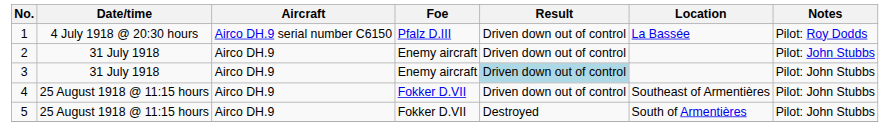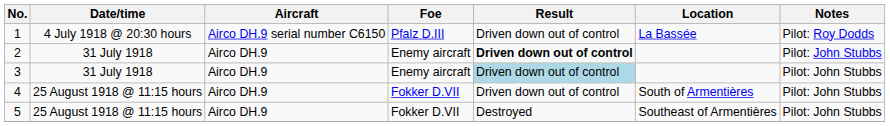(554, 53) normal -> (554, 53) bold
(701, 92) Southeast of Armentières -> (696, 92) South of Armentières
(689, 111) South of Armentières -> (708, 111) Southeast of Armentières
